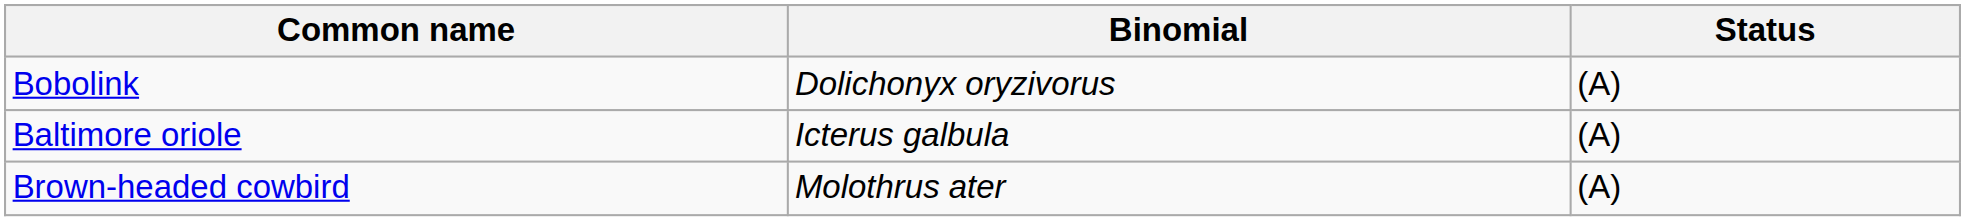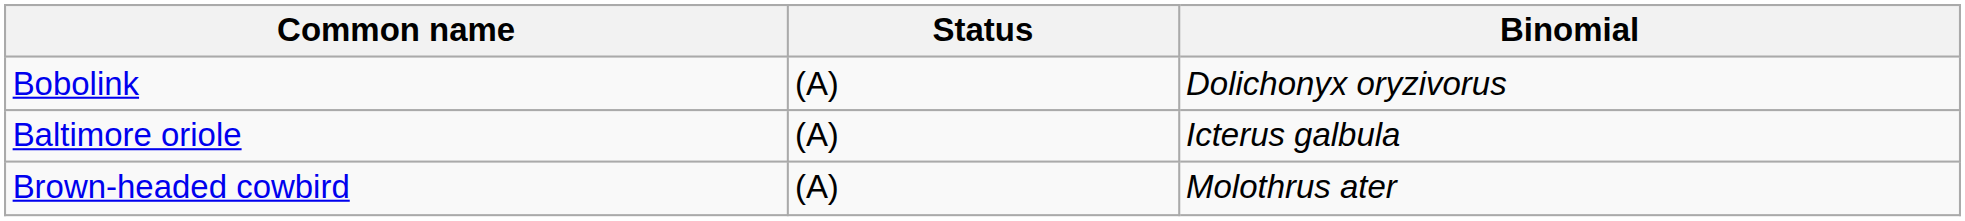columns swapped: (1178, 30) <-> (1765, 30)
